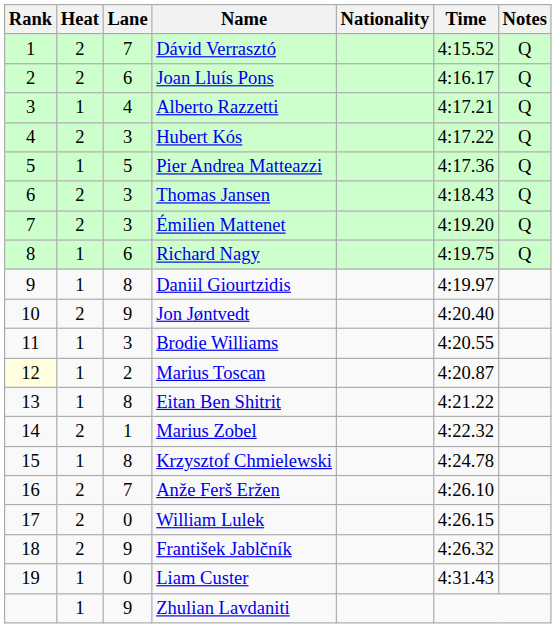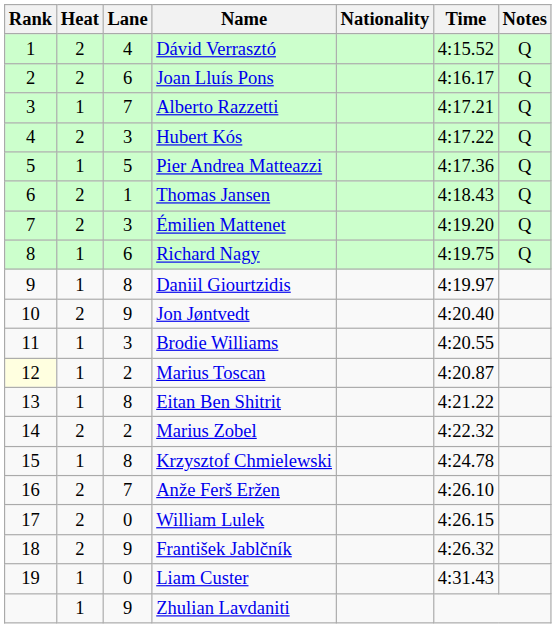(128, 48) 7 -> (128, 48) 4
(128, 107) 4 -> (128, 107) 7
(128, 195) 3 -> (128, 195) 1
(128, 431) 1 -> (128, 431) 2
